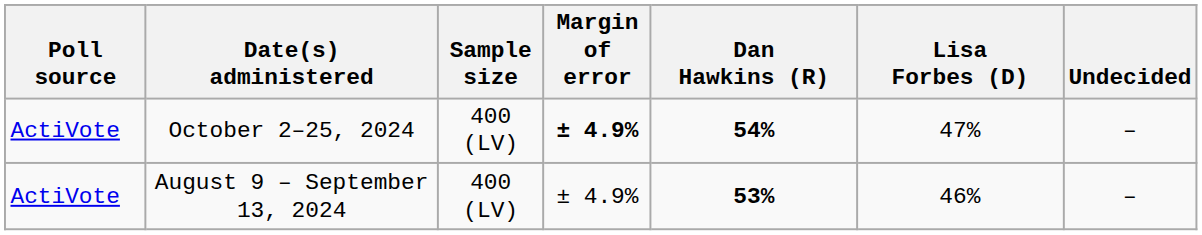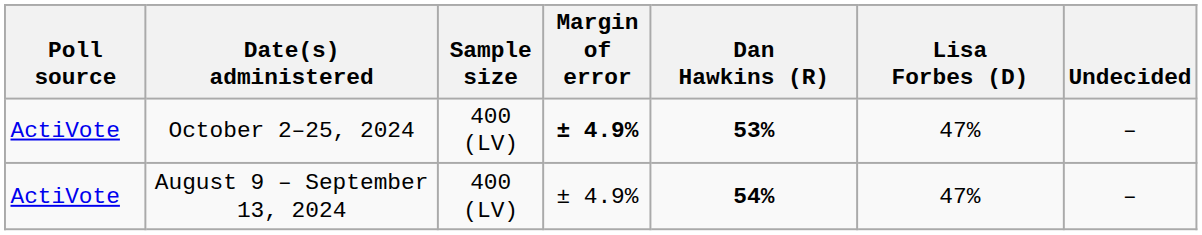(754, 130) 54% -> (754, 130) 53%
(754, 196) 53% -> (754, 196) 54%
(960, 196) 46% -> (960, 196) 47%
